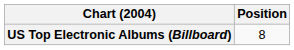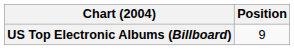(262, 34) 8 -> (262, 34) 9
